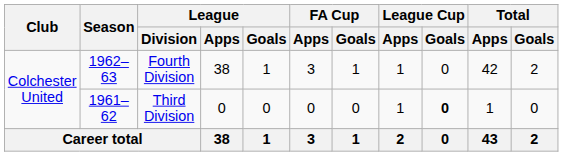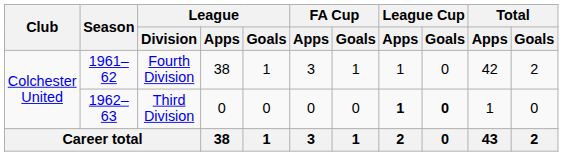(109, 69) 1962–63 -> (109, 69) 1961–62
(109, 108) 1961–62 -> (109, 108) 1962–63
(400, 108) normal -> (400, 108) bold
